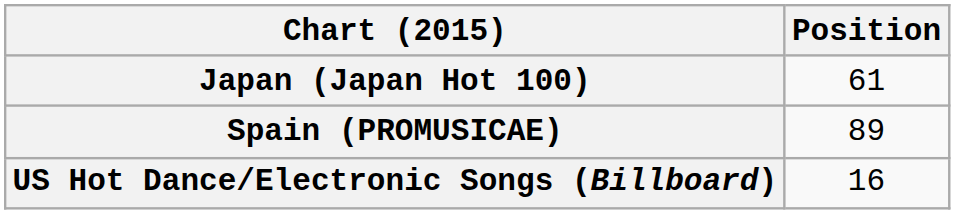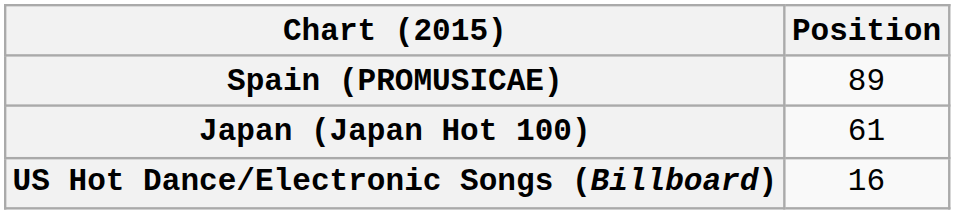rows swapped: (395, 81) <-> (395, 132)
